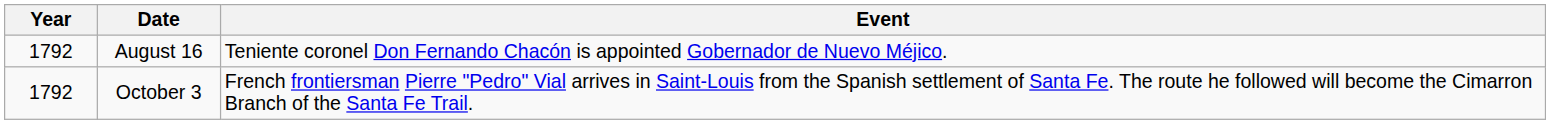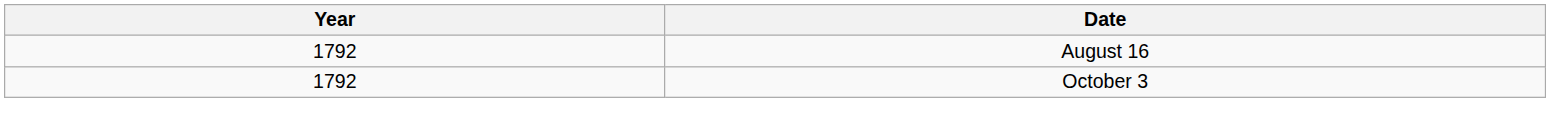- column: (883, 19)
